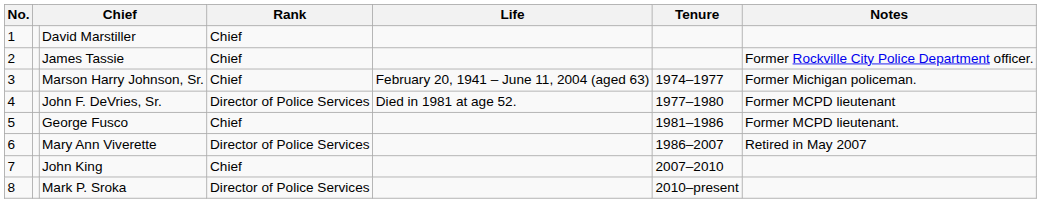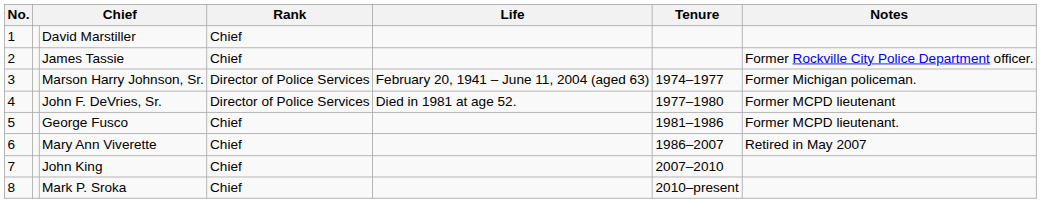(226, 79) Chief -> (290, 79) Director of Police Services
(290, 144) Director of Police Services -> (226, 144) Chief
(290, 187) Director of Police Services -> (226, 187) Chief
